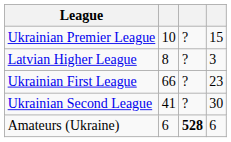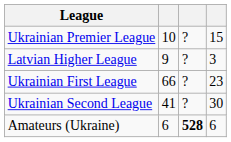(165, 59) 8 -> (165, 59) 9
